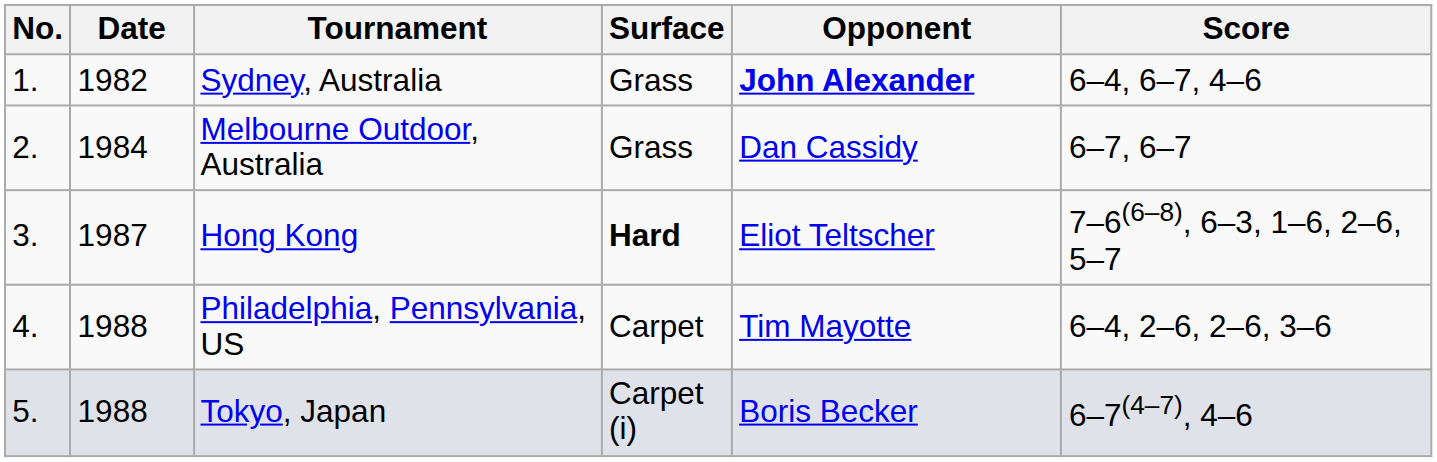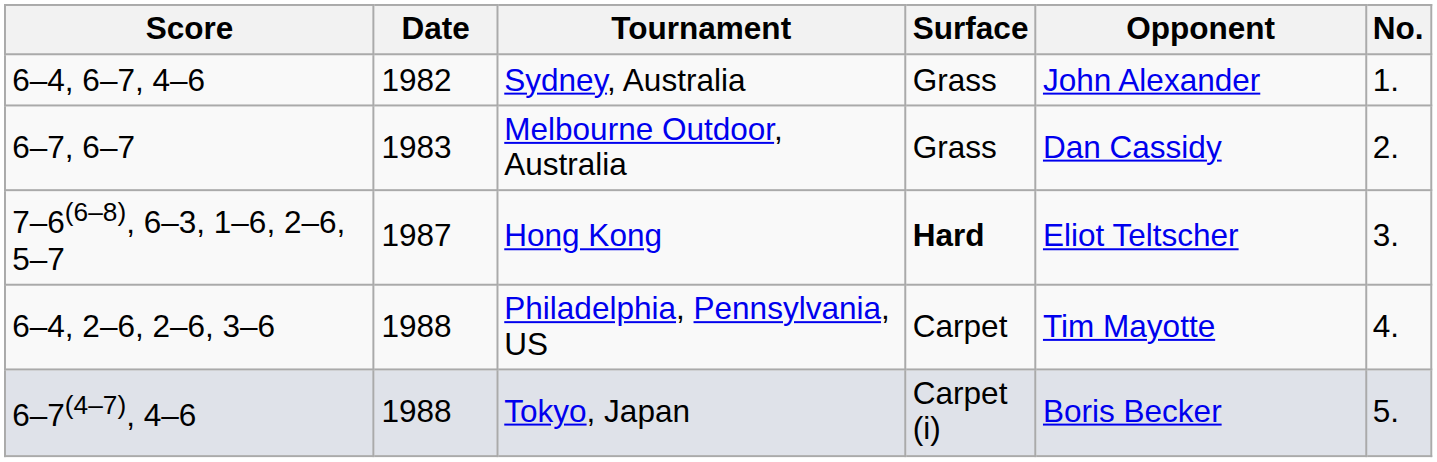columns swapped: (38, 29) <-> (1246, 29)
(857, 79) bold -> (1152, 79) normal
(113, 147) 1984 -> (416, 147) 1983
